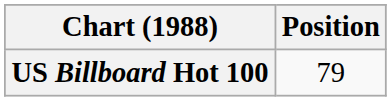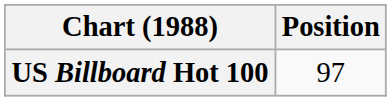(331, 72) 79 -> (331, 72) 97
